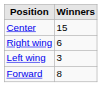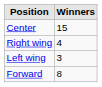(59, 43) 6 -> (59, 43) 4
